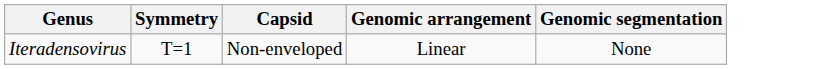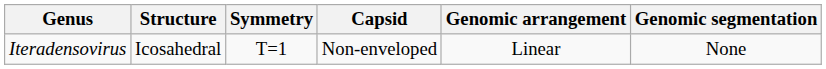+ column: (178, 19)
